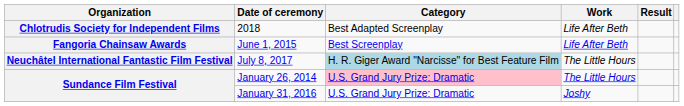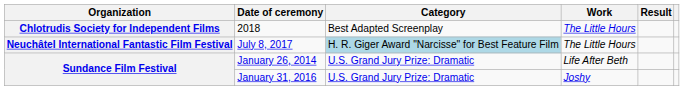(596, 28) Life After Beth -> (600, 28) The Little Hours
- row: (267, 45)
(401, 77) pink background -> (401, 61) no background
(600, 77) The Little Hours -> (596, 61) Life After Beth
